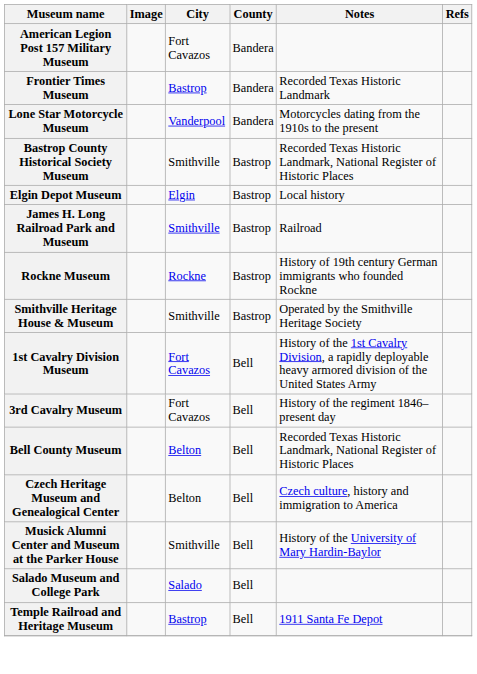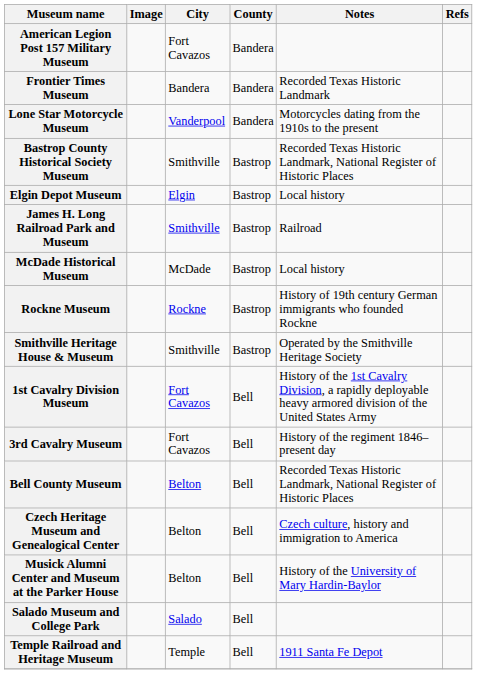(187, 87) Bastrop -> (189, 87) Bandera
+ row: (66, 268)
(194, 545) Smithville -> (185, 578) Belton
(187, 619) Bastrop -> (187, 652) Temple
